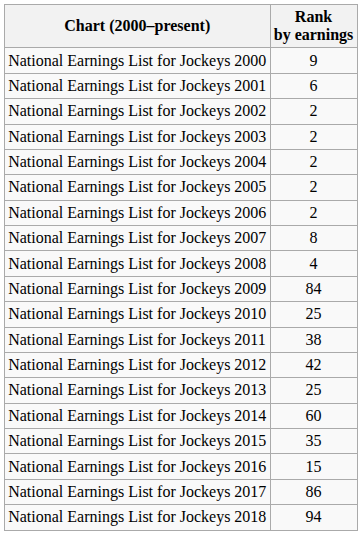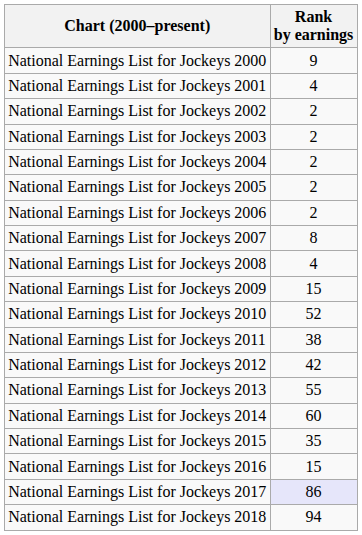(314, 85) 6 -> (314, 85) 4
(314, 288) 84 -> (314, 288) 15
(314, 314) 25 -> (314, 314) 52
(314, 390) 25 -> (314, 390) 55
(314, 491) no background -> (314, 491) lavender background
